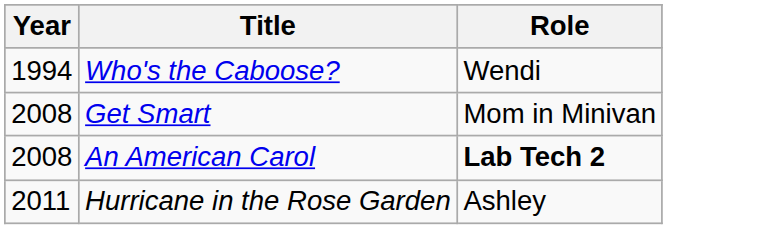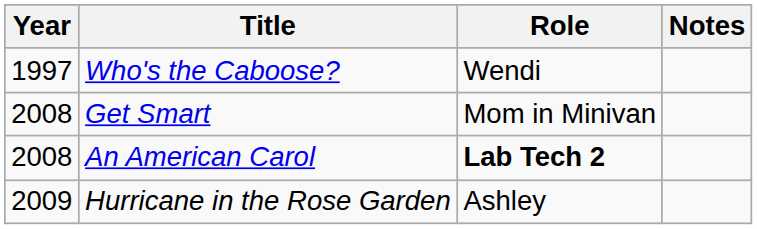+ column: (707, 26)
(42, 69) 1994 -> (42, 69) 1997
(41, 200) 2011 -> (42, 200) 2009
